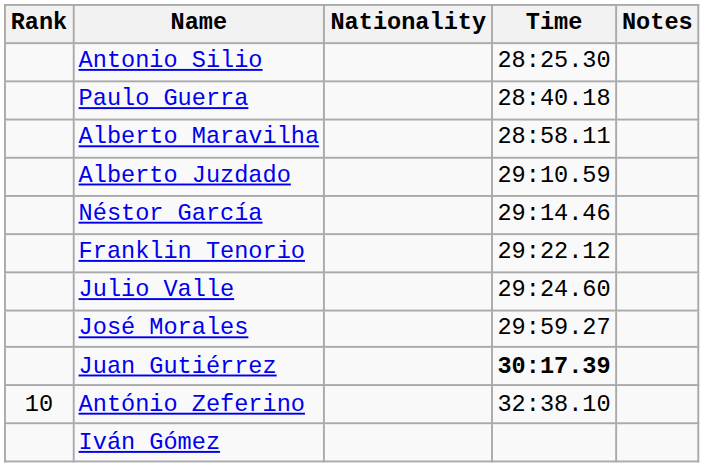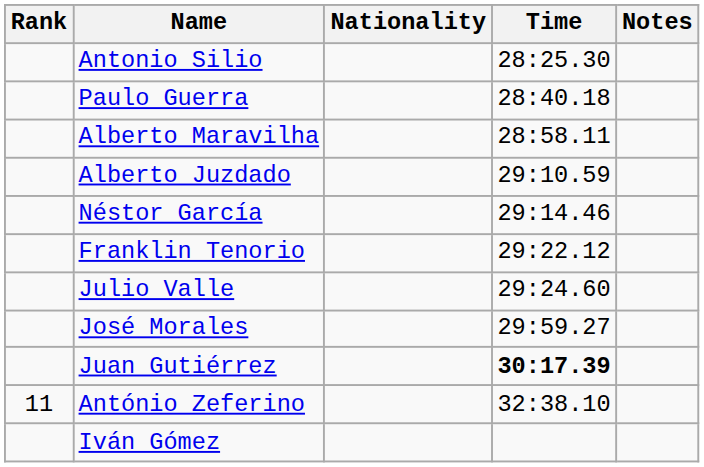(39, 405) 10 -> (39, 405) 11
